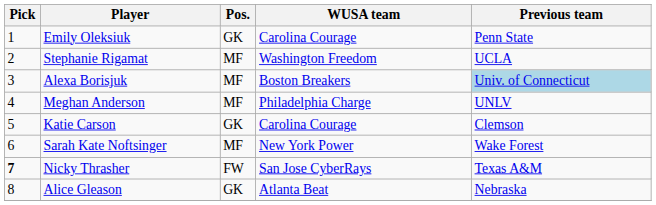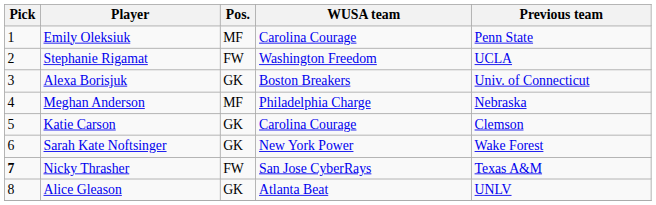(233, 37) GK -> (233, 37) MF
(233, 59) MF -> (233, 59) FW
(233, 80) MF -> (233, 80) GK
(532, 80) lightblue background -> (532, 80) no background
(493, 102) UNLV -> (501, 102) Nebraska
(233, 146) MF -> (233, 146) GK
(501, 189) Nebraska -> (493, 189) UNLV
